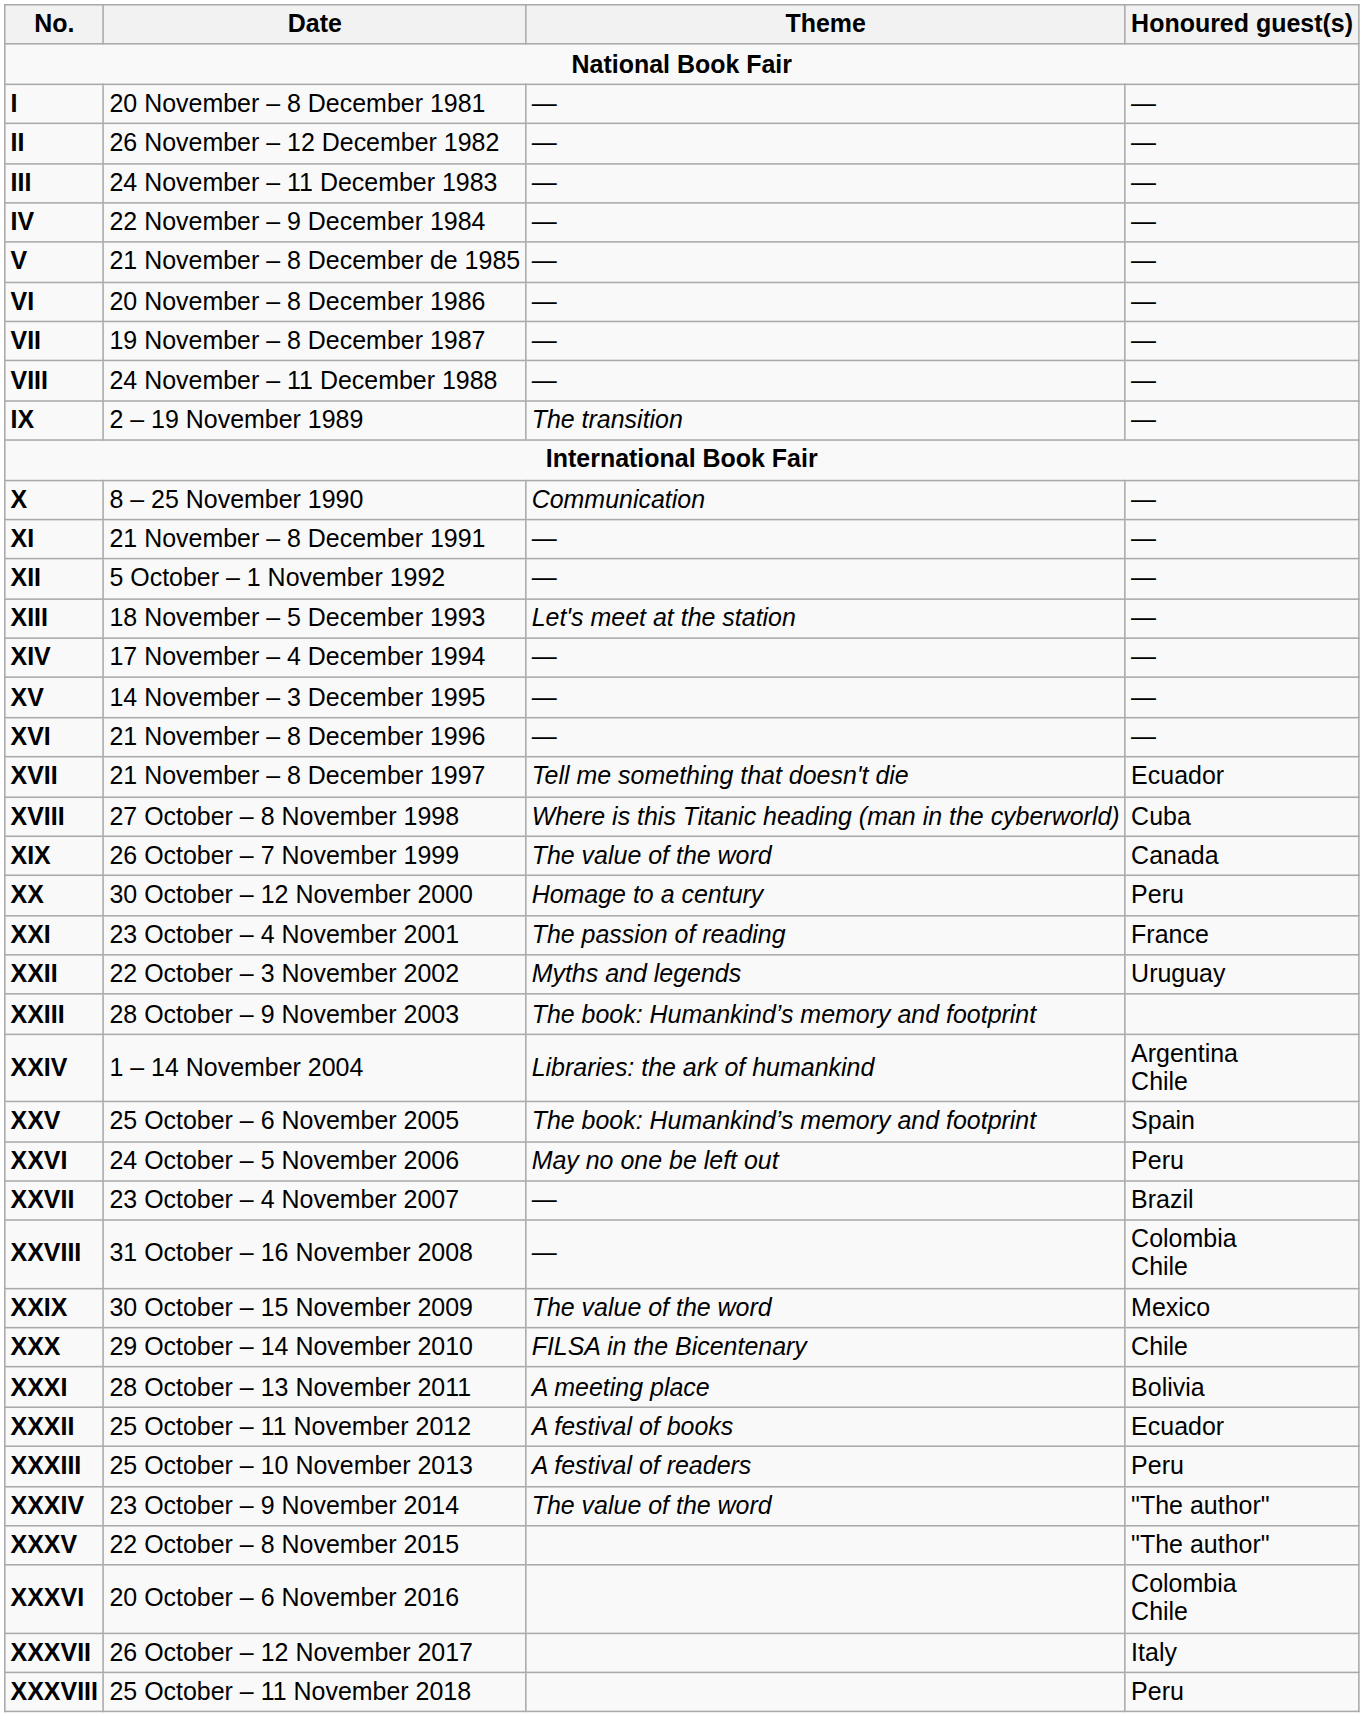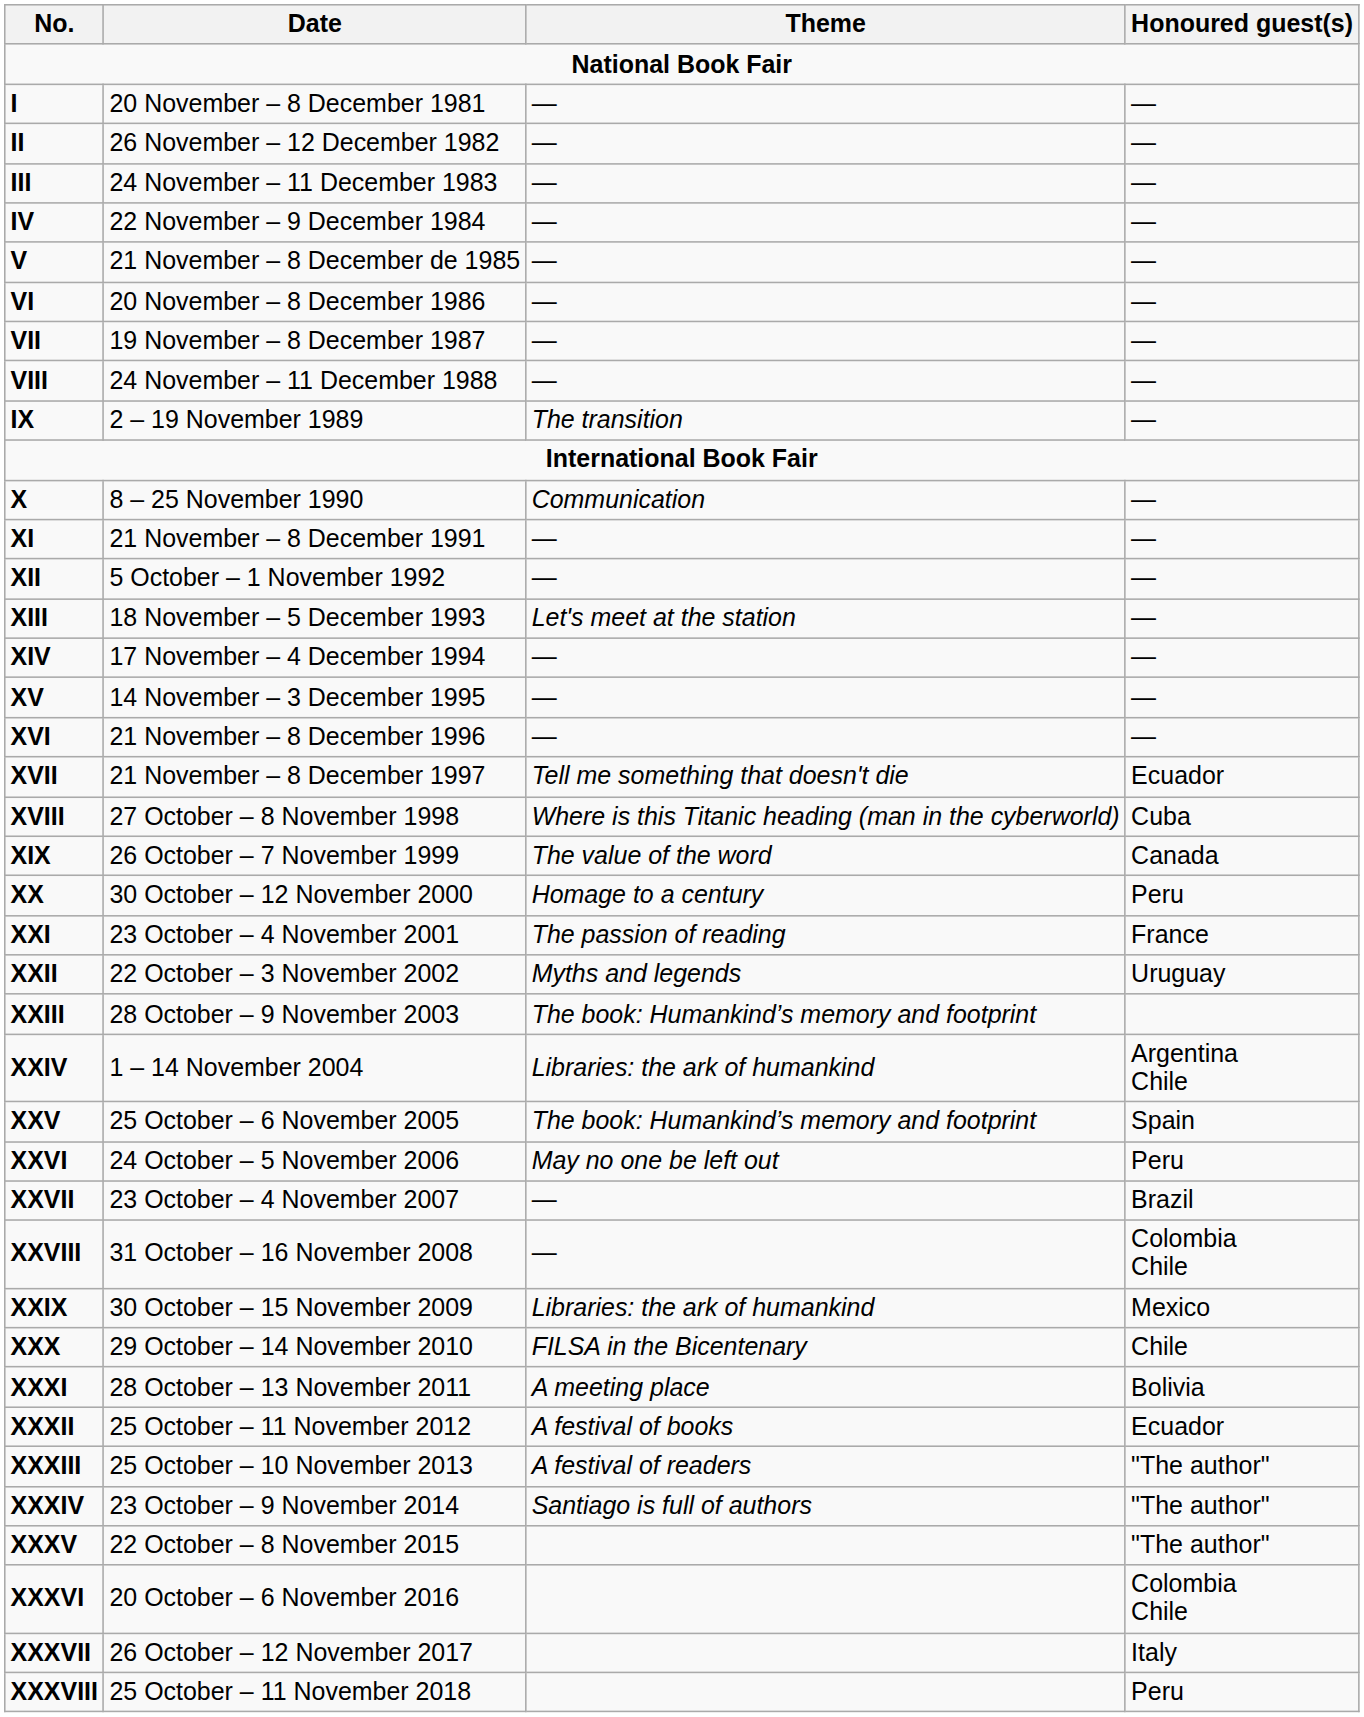(652, 1307) The value of the word -> (703, 1307) Libraries: the ark of humankind
(1157, 1465) Peru -> (1200, 1465) "The author"
(652, 1505) The value of the word -> (672, 1505) Santiago is full of authors
